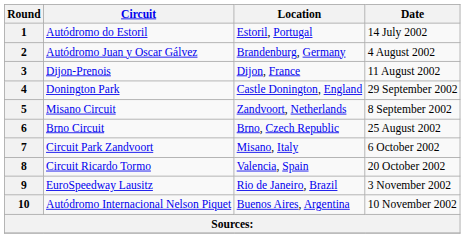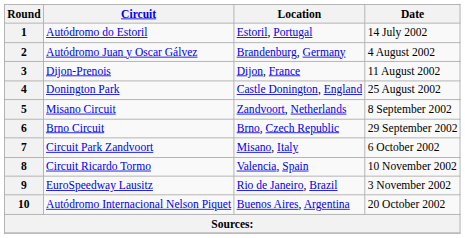(413, 89) 29 September 2002 -> (404, 89) 25 August 2002
(404, 128) 25 August 2002 -> (413, 128) 29 September 2002
(406, 166) 20 October 2002 -> (412, 166) 10 November 2002
(412, 204) 10 November 2002 -> (406, 204) 20 October 2002
